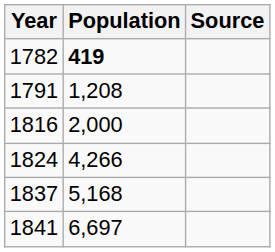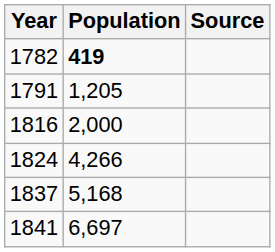(95, 90) 1,208 -> (95, 90) 1,205
